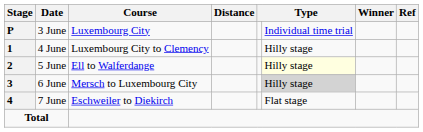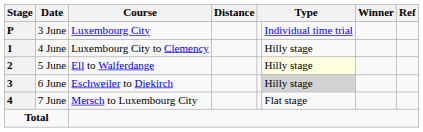(134, 83) Mersch to Luxembourg City -> (122, 83) Eschweiler to Diekirch
(122, 100) Eschweiler to Diekirch -> (134, 100) Mersch to Luxembourg City
